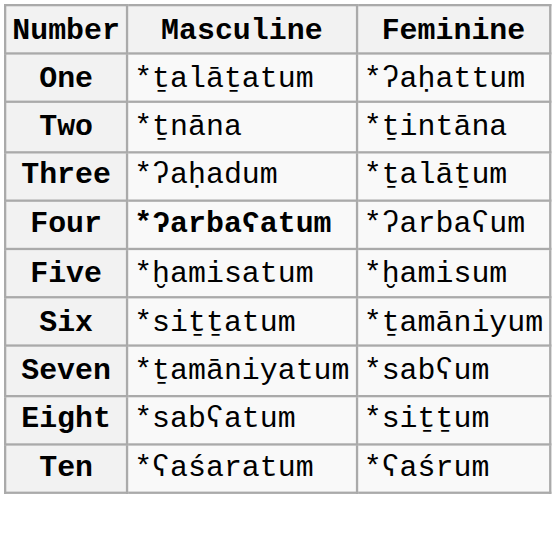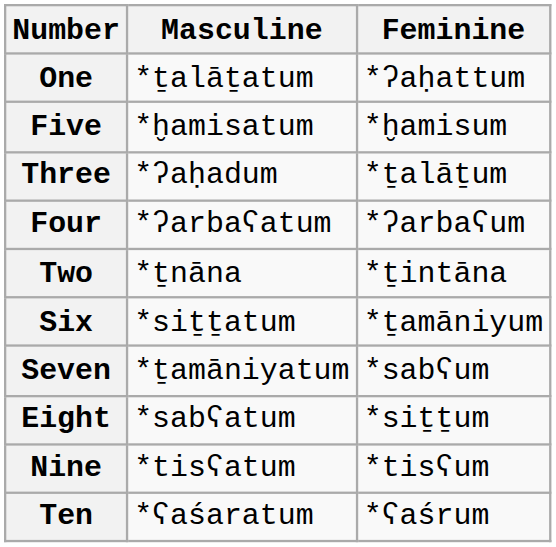rows swapped: (66, 127) <-> (66, 273)
(233, 224) bold -> (233, 224) normal
+ row: (66, 468)
